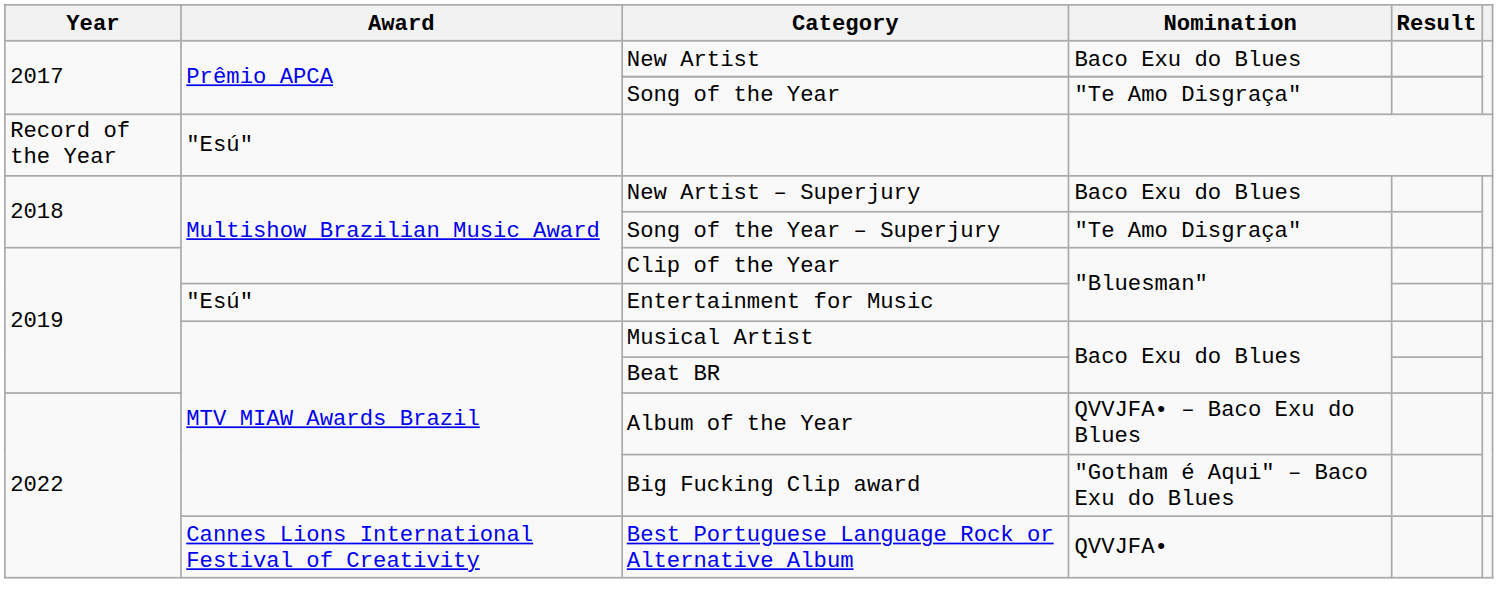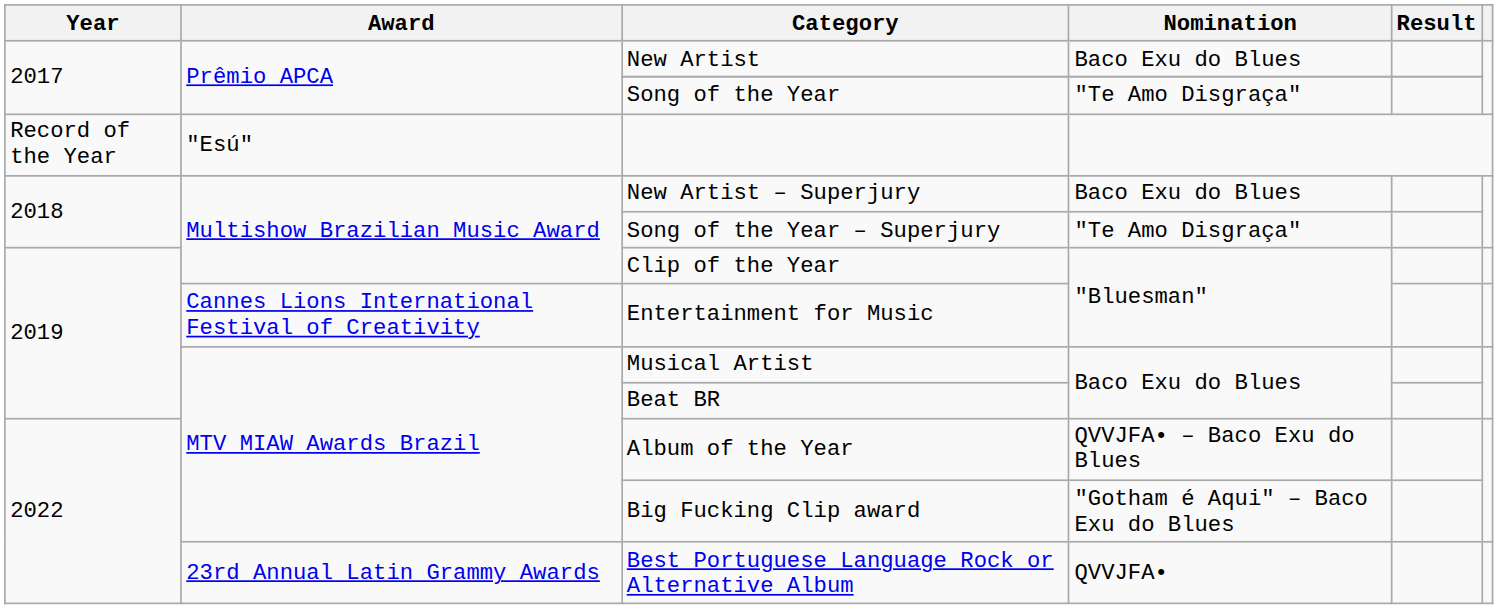(220, 302) "Esú" -> (360, 315) Cannes Lions International Festival of Creativity
(360, 548) Cannes Lions International Festival of Creativity -> (393, 573) 23rd Annual Latin Grammy Awards
